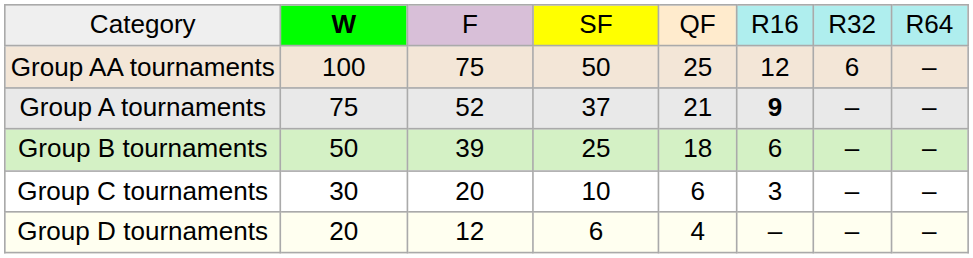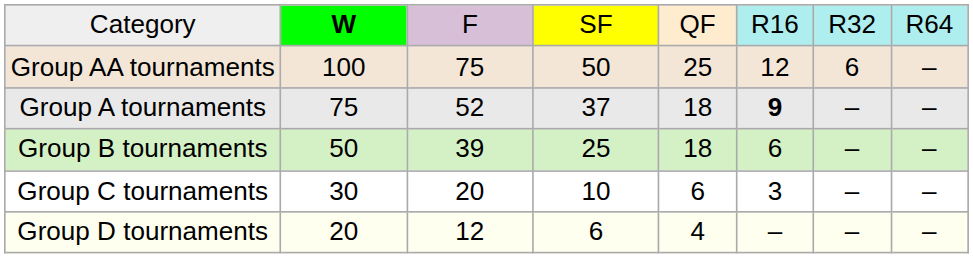(698, 107) 21 -> (698, 107) 18
